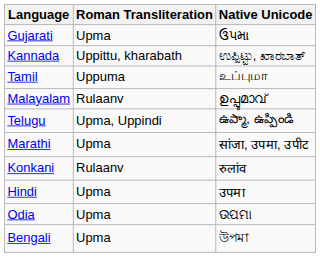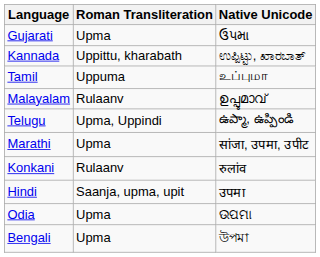(93, 192) Upma -> (130, 192) Saanja, upma, upit
